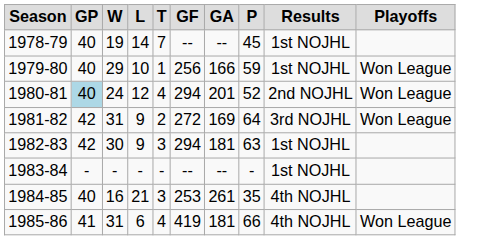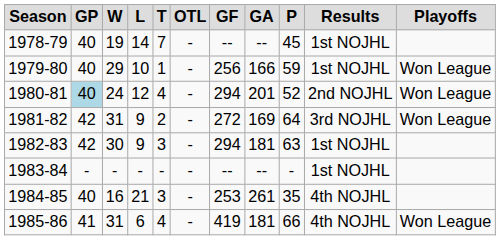+ column: (190, 17)
